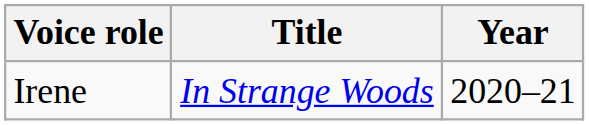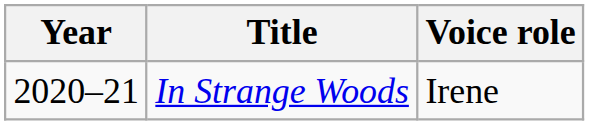columns swapped: (513, 32) <-> (89, 32)
